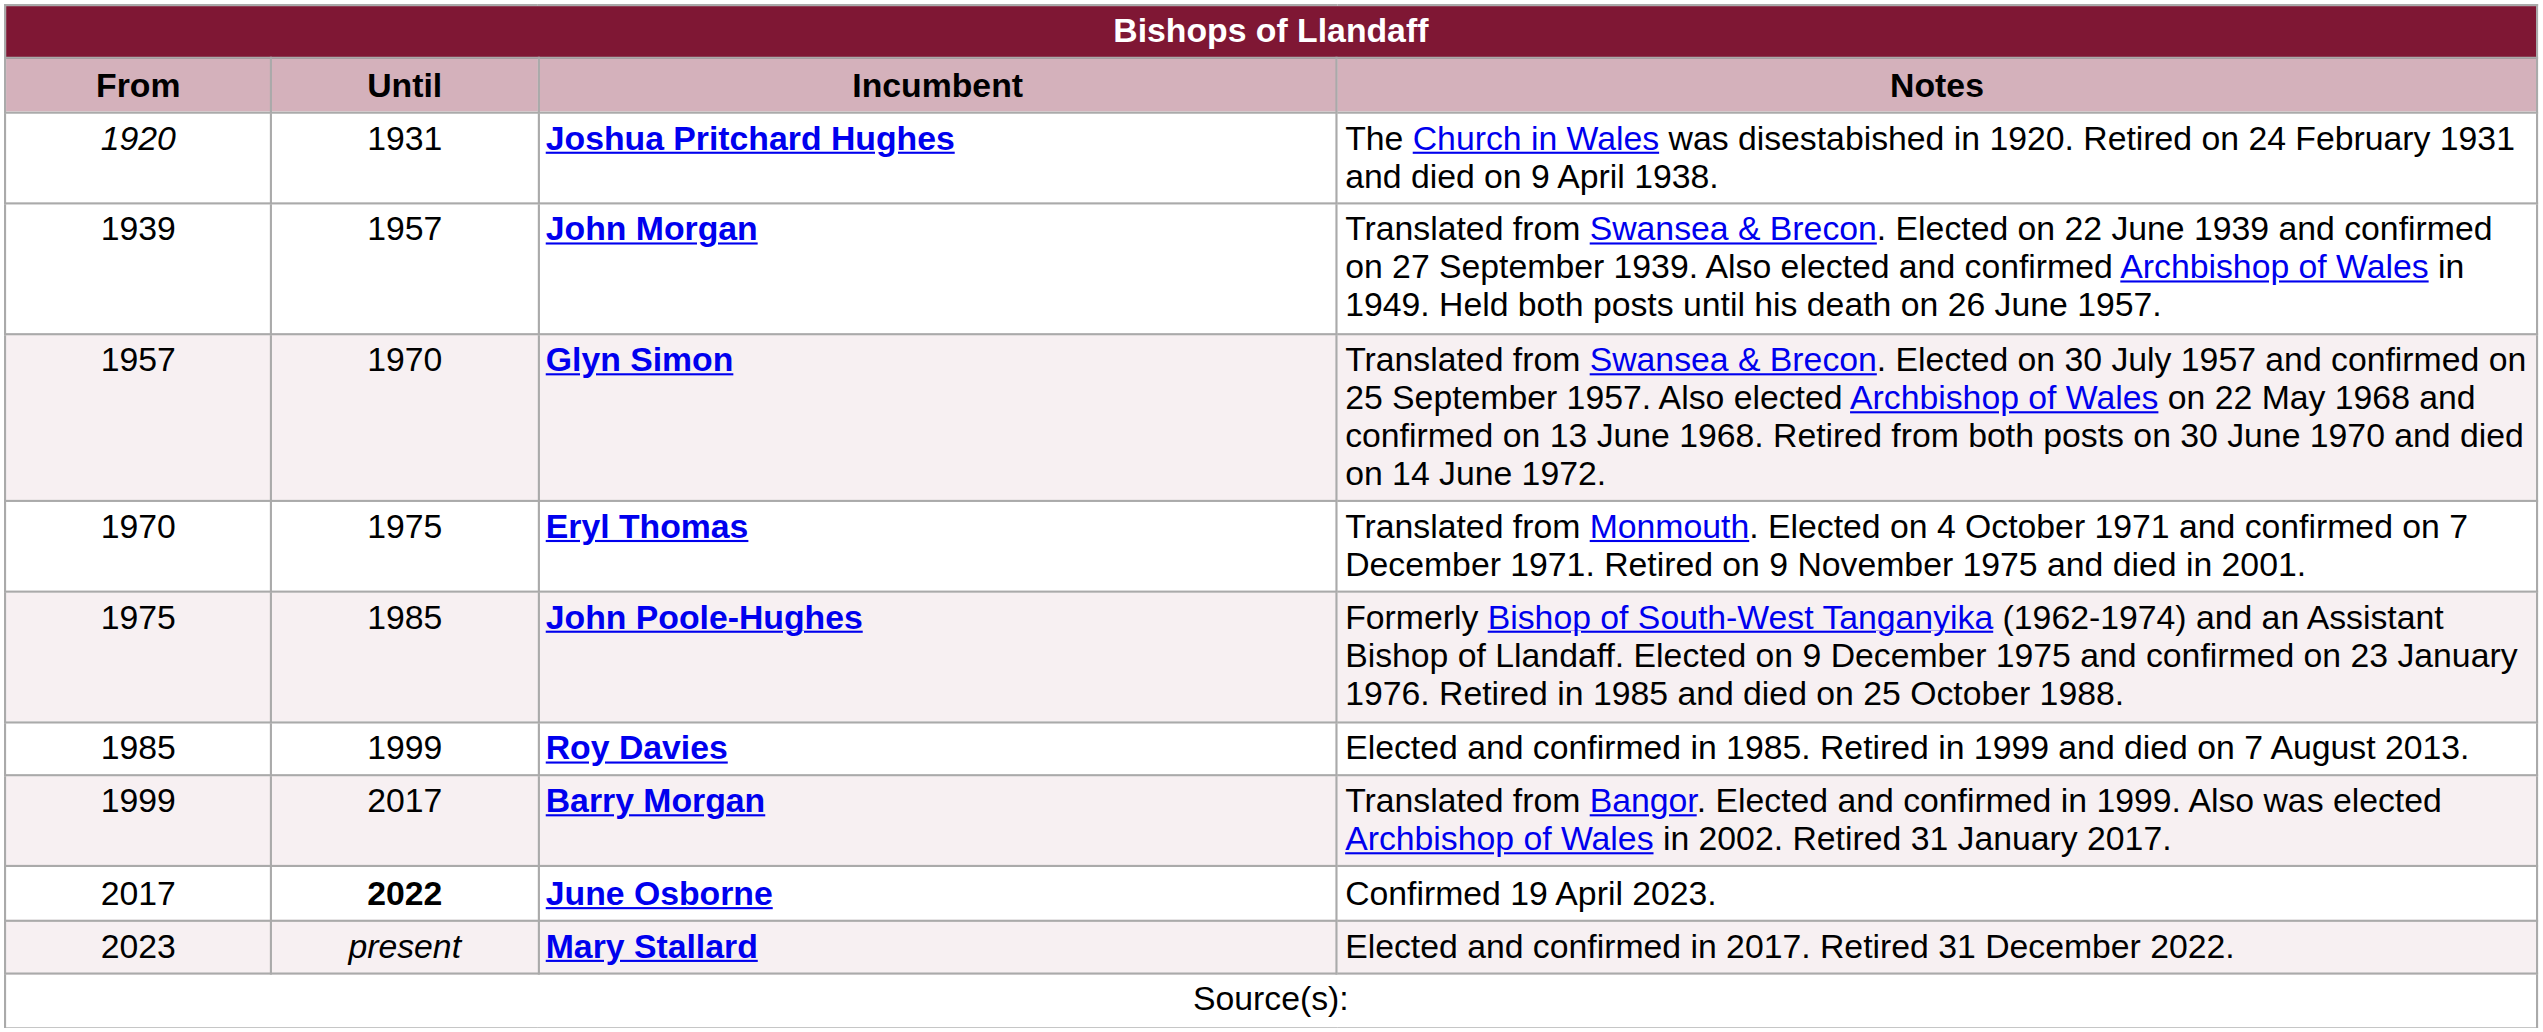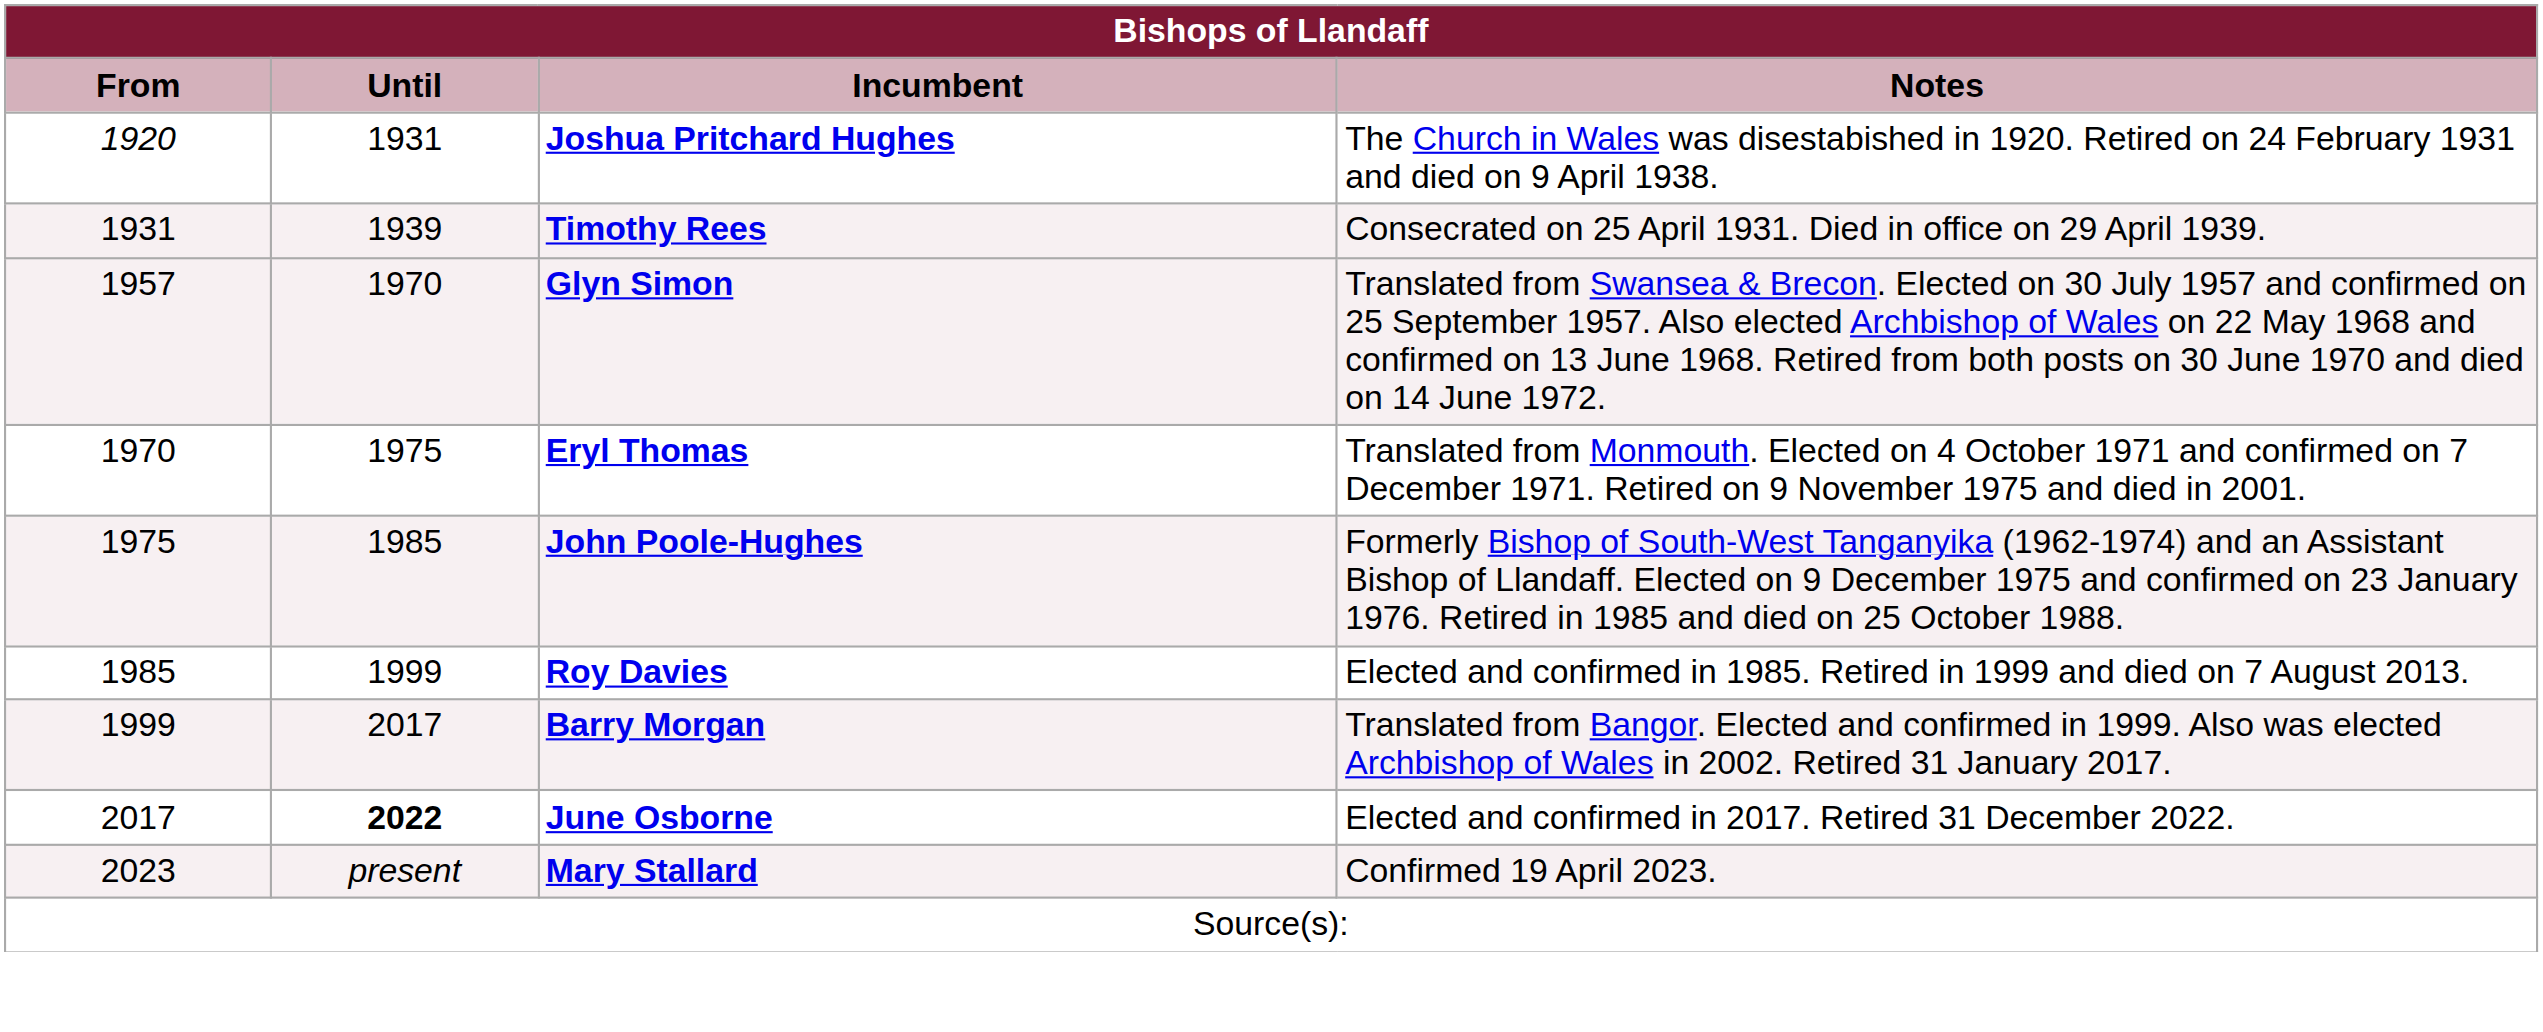+ row: (656, 229)
- row: (652, 229)
(1531, 892) Confirmed 19 April 2023. -> (1790, 816) Elected and confirmed in 2017. Retired 31 December 2022.
(1790, 946) Elected and confirmed in 2017. Retired 31 December 2022. -> (1531, 870) Confirmed 19 April 2023.
